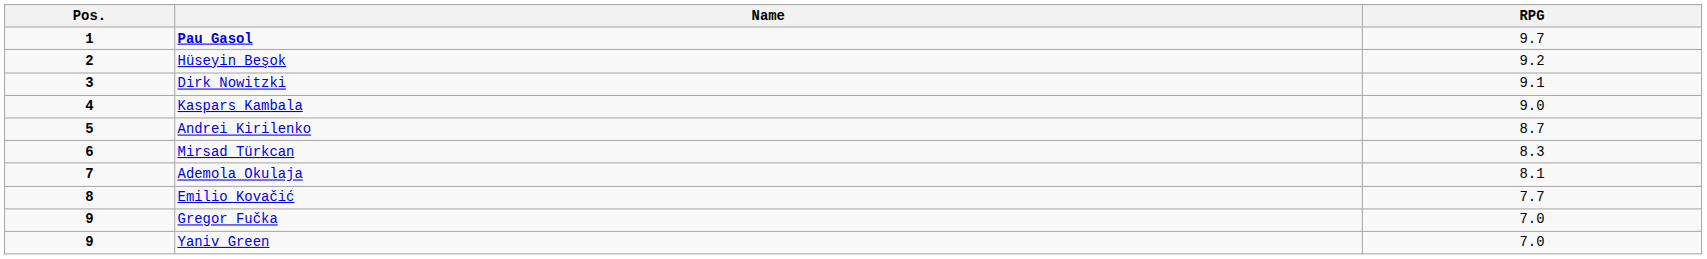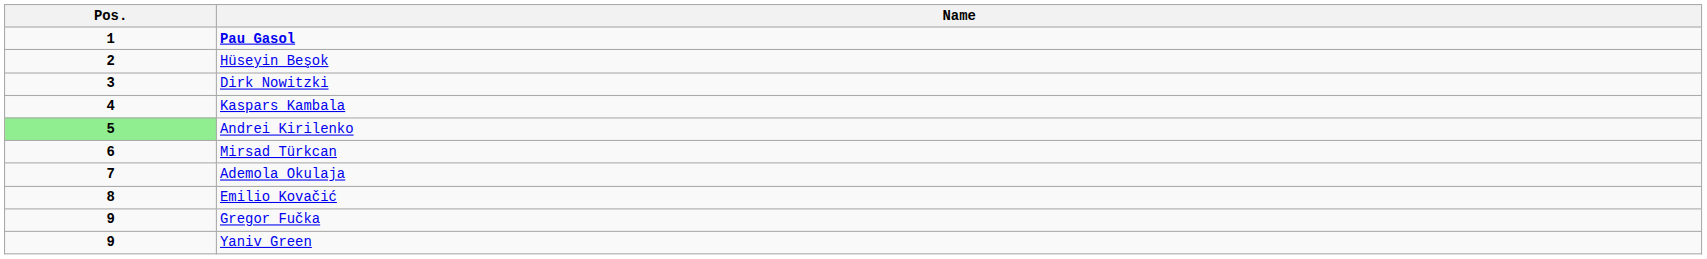- column: (1532, 16)
(89, 129) no background -> (111, 129) lightgreen background
